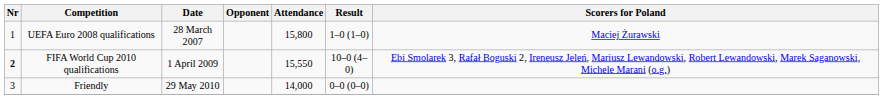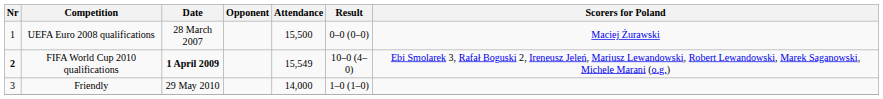(299, 35) 15,800 -> (299, 35) 15,500
(349, 35) 1–0 (1–0) -> (349, 35) 0–0 (0–0)
(193, 64) normal -> (193, 64) bold
(299, 64) 15,550 -> (299, 64) 15,549
(349, 86) 0–0 (0–0) -> (349, 86) 1–0 (1–0)
